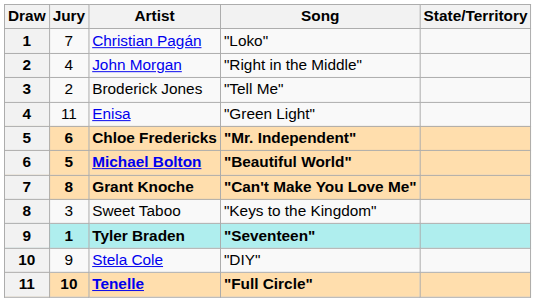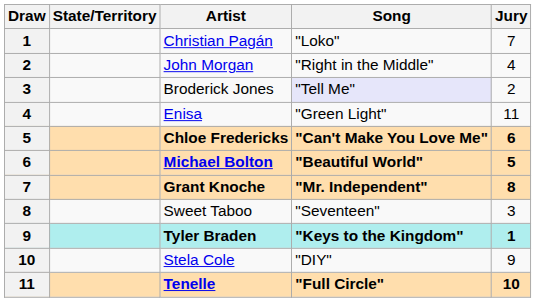columns swapped: (476, 16) <-> (69, 16)
(254, 89) no background -> (325, 89) lavender background
(290, 138) "Mr. Independent" -> (392, 138) "Can't Make You Love Me"
(320, 187) "Can't Make You Love Me" -> (361, 187) "Mr. Independent"
(300, 211) "Keys to the Kingdom" -> (337, 211) "Seventeen"
(270, 235) "Seventeen" -> (379, 235) "Keys to the Kingdom"
